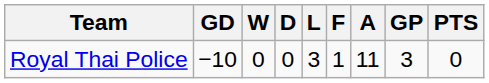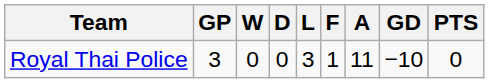columns swapped: (407, 22) <-> (218, 22)
